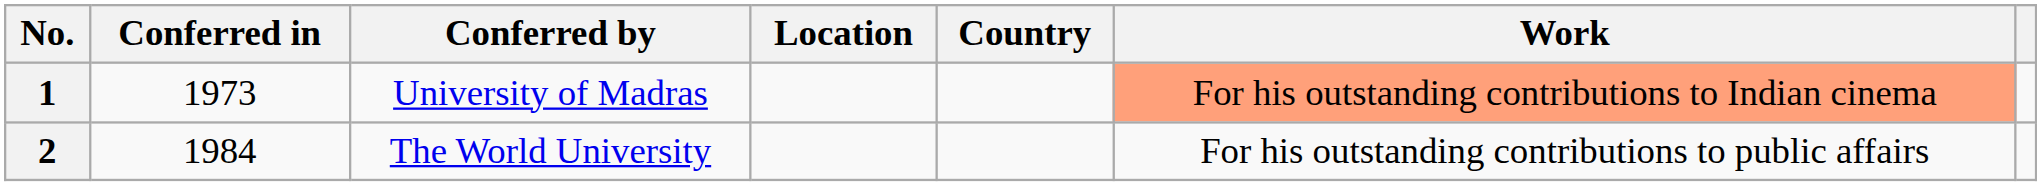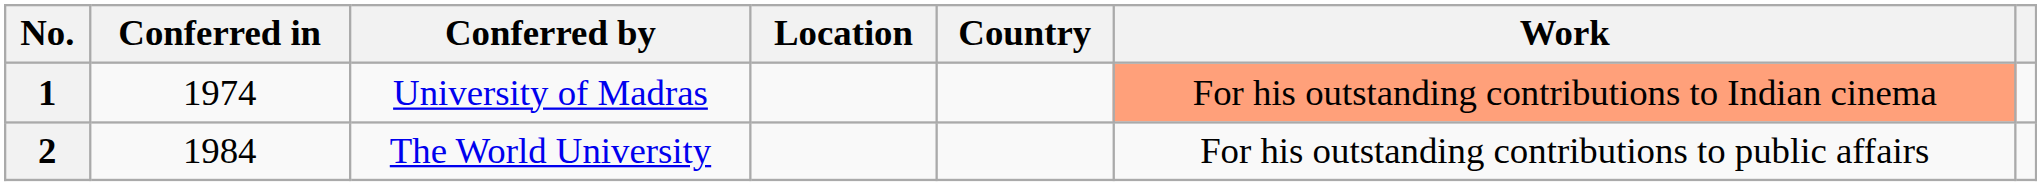(220, 92) 1973 -> (220, 92) 1974
